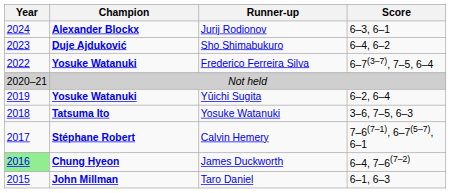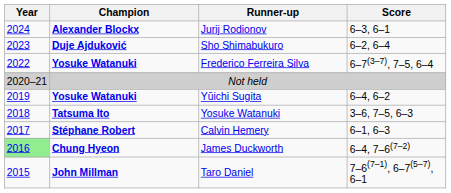(370, 46) 6–4, 6–2 -> (370, 46) 6–2, 6–4
(370, 98) 6–2, 6–4 -> (370, 98) 6–4, 6–2
(391, 137) 7–6(7–1), 6–7(5–7), 6–1 -> (370, 130) 6–1, 6–3
(370, 180) 6–1, 6–3 -> (391, 173) 7–6(7–1), 6–7(5–7), 6–1
